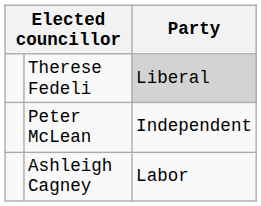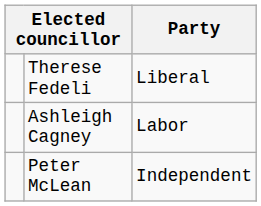(173, 79) lightgrey background -> (173, 79) no background
rows swapped: (70, 176) <-> (60, 127)
